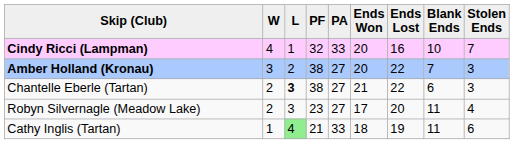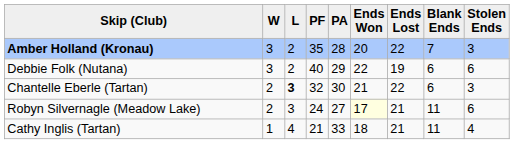- row: (78, 48)
(316, 68) 38 -> (316, 48) 35
(338, 68) 27 -> (338, 48) 28
+ row: (67, 68)
(316, 88) 38 -> (316, 88) 32
(338, 88) 27 -> (338, 88) 30
(316, 108) 23 -> (316, 108) 24
(361, 108) no background -> (361, 108) lightyellow background
(397, 108) 20 -> (397, 108) 21
(471, 108) 4 -> (471, 108) 6
(291, 128) lightgreen background -> (291, 128) no background
(397, 128) 19 -> (397, 128) 21
(471, 128) 6 -> (471, 128) 4
